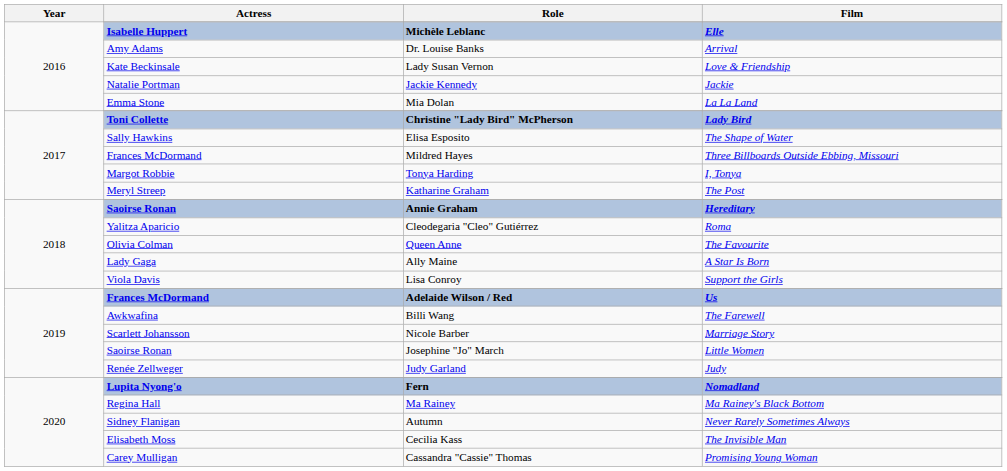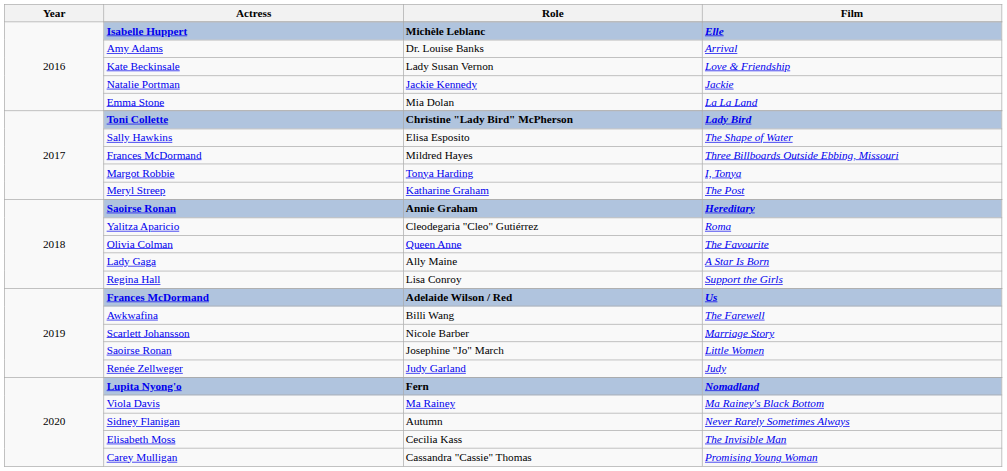(133, 279) Viola Davis -> (134, 279) Regina Hall
(134, 404) Regina Hall -> (133, 404) Viola Davis
